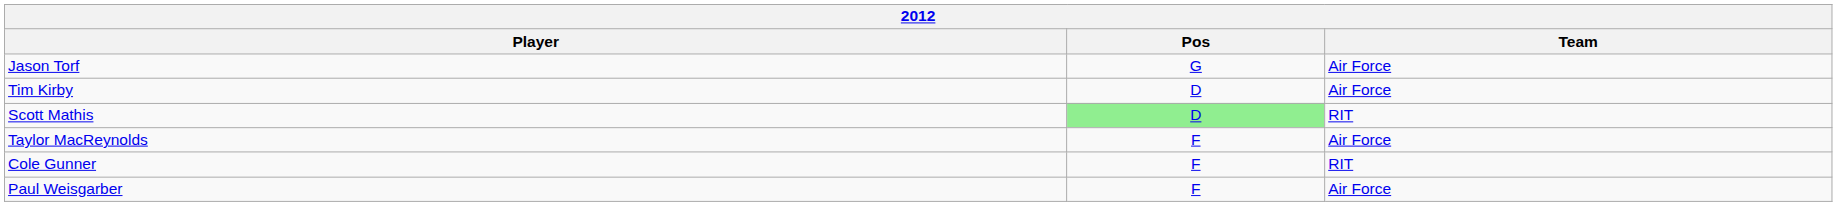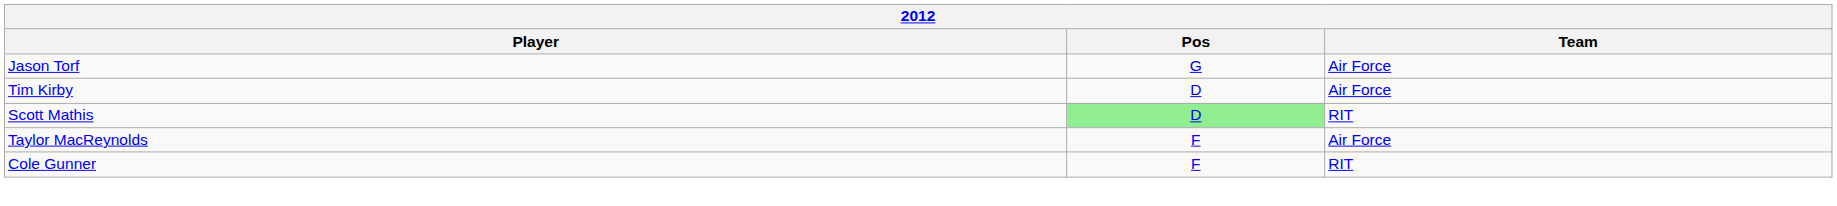- row: (65, 189)
